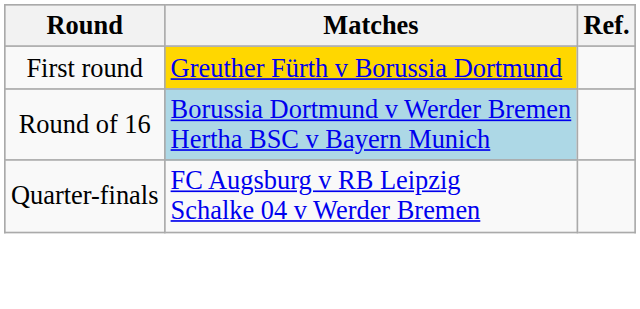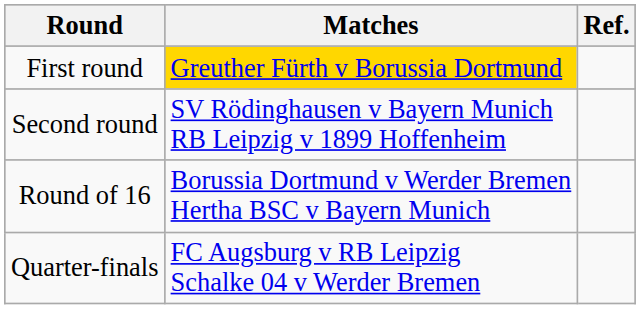+ row: (85, 124)
(371, 124) lightblue background -> (371, 195) no background
